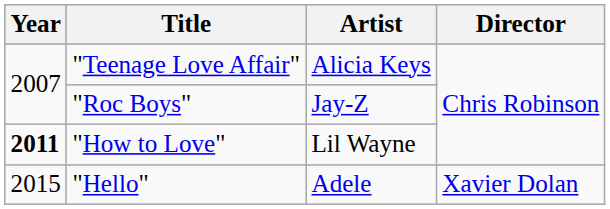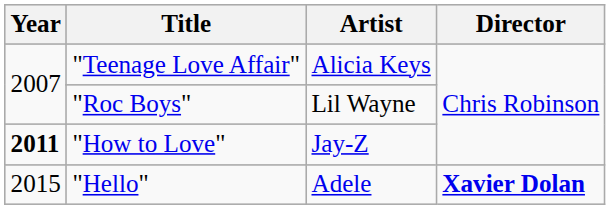(340, 104) Jay-Z -> (364, 104) Lil Wayne
(364, 143) Lil Wayne -> (340, 143) Jay-Z
(510, 183) normal -> (514, 183) bold
